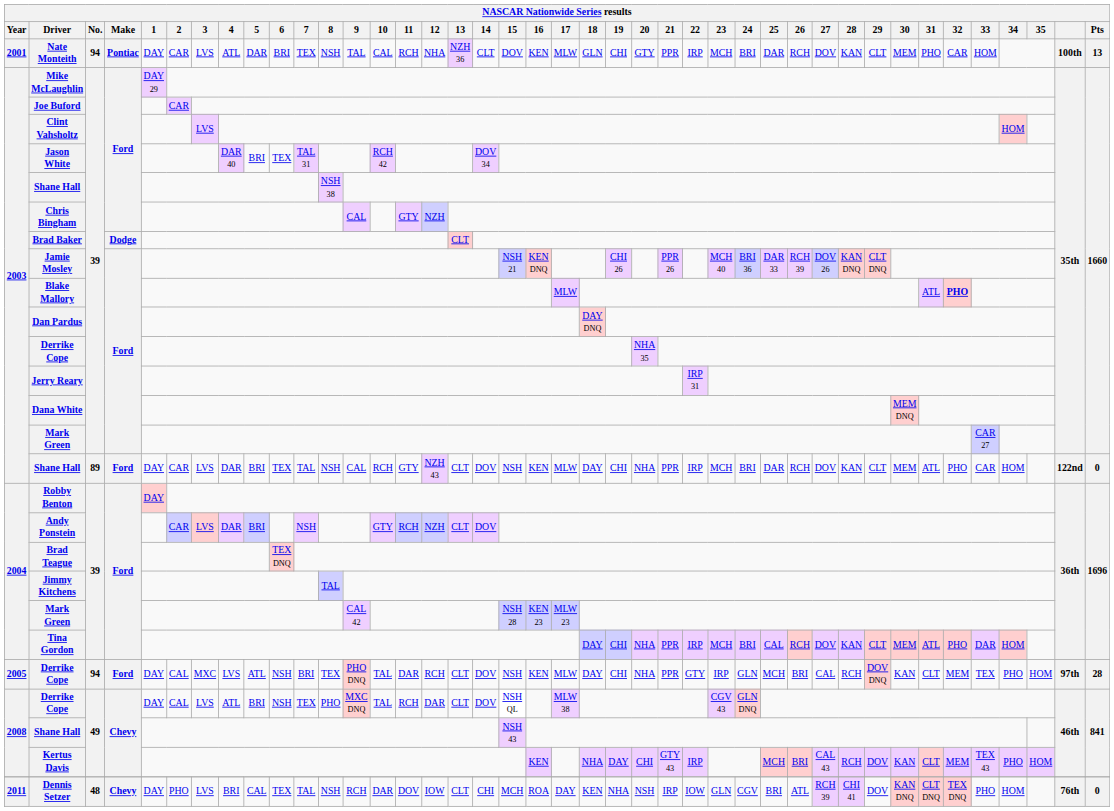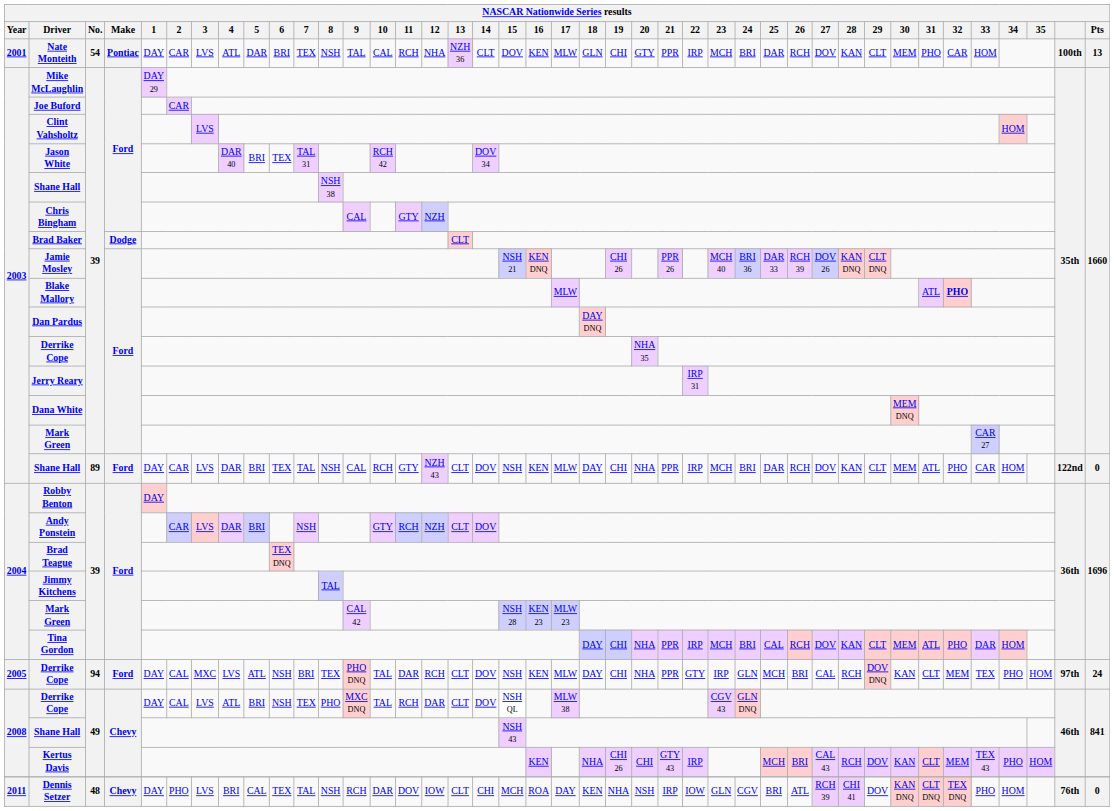(95, 53) 94 -> (95, 53) 54
(1097, 674) 28 -> (1097, 674) 24
(619, 762) DAY -> (619, 761) CHI 26
